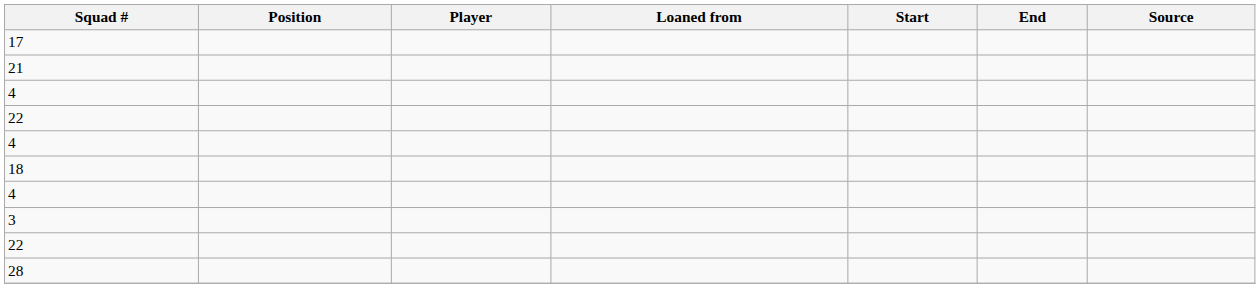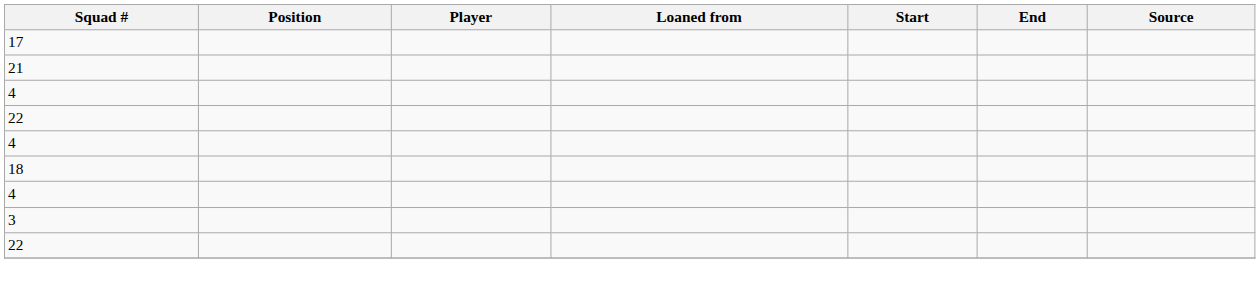- row: (16, 270)
